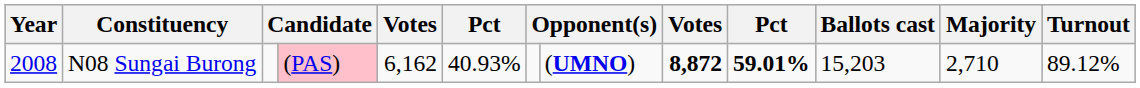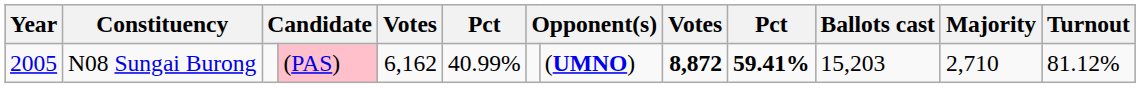(34, 62) 2008 -> (34, 62) 2005
(484, 62) 40.93% -> (484, 62) 40.99%
(771, 62) 59.01% -> (771, 62) 59.41%
(1083, 62) 89.12% -> (1083, 62) 81.12%
